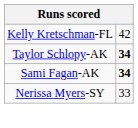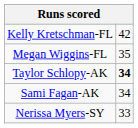+ row: (60, 54)
(124, 73) bold -> (124, 93) normal
